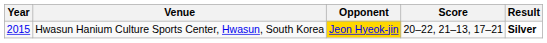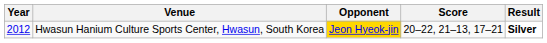(19, 30) 2015 -> (19, 30) 2012
